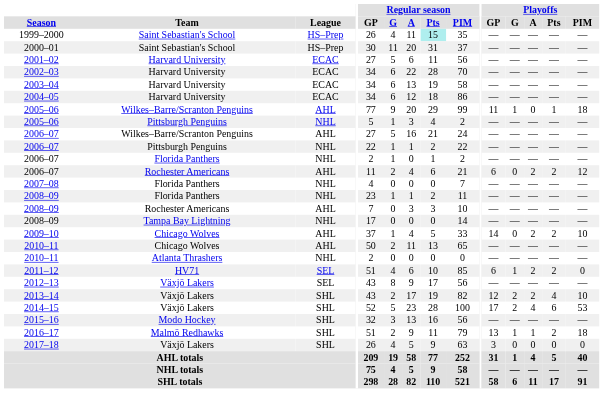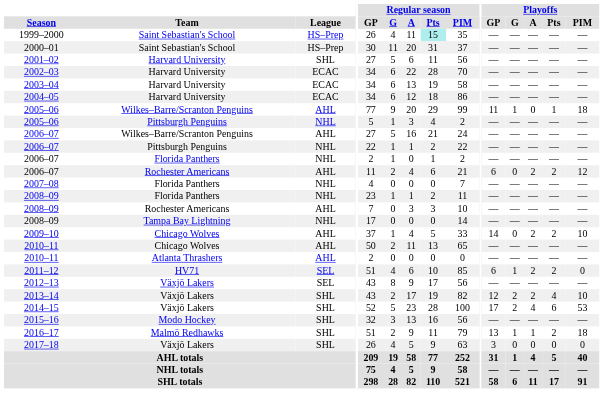(325, 59) ECAC -> (325, 59) SHL
(325, 258) NHL -> (325, 258) AHL
